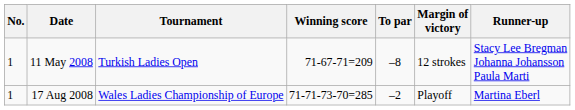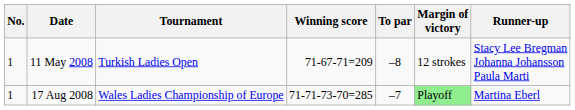(395, 95) –2 -> (395, 95) –7
(435, 95) no background -> (435, 95) lightgreen background
